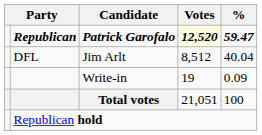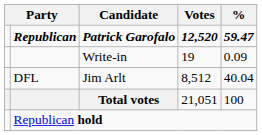(199, 36) lightyellow background -> (199, 36) no background
rows swapped: (104, 57) <-> (105, 78)
